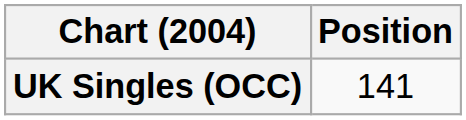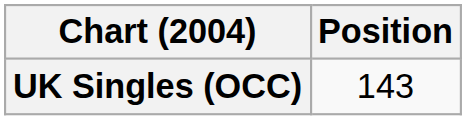(385, 85) 141 -> (385, 85) 143
